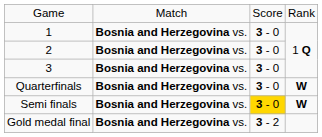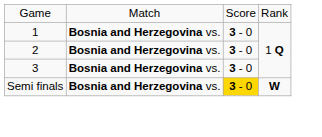- row: (49, 86)
- row: (49, 123)
